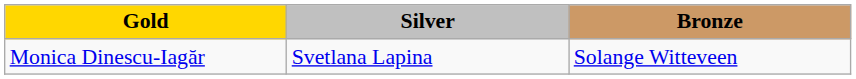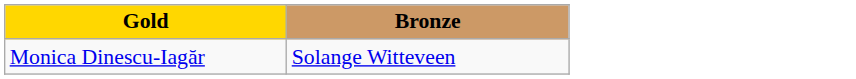- column: (428, 21)
